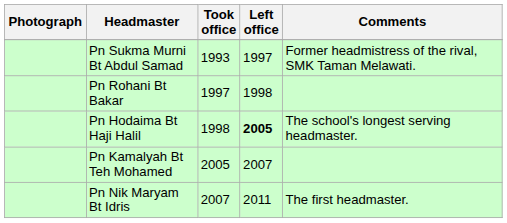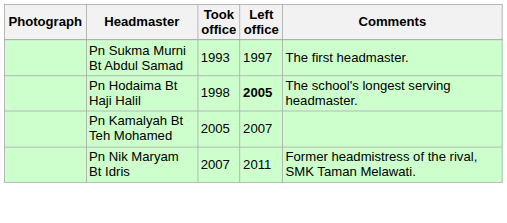(381, 57) Former headmistress of the rival, SMK Taman Melawati. -> (347, 57) The first headmaster.
- row: (128, 93)
(347, 200) The first headmaster. -> (381, 164) Former headmistress of the rival, SMK Taman Melawati.
